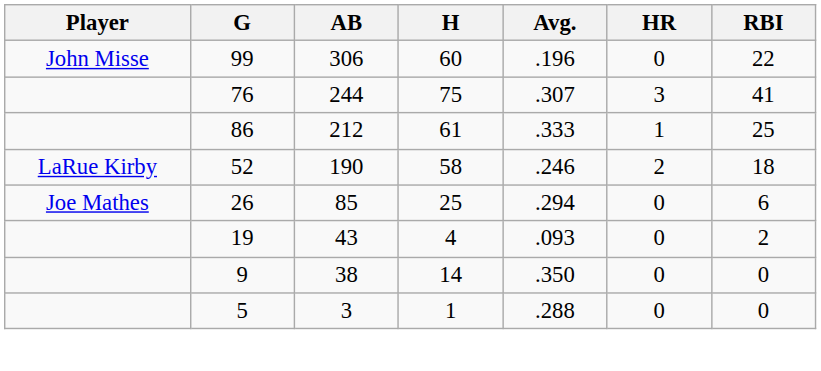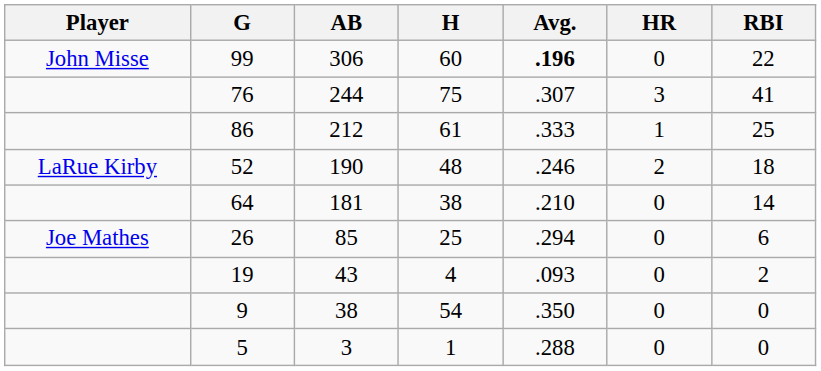(555, 58) normal -> (555, 58) bold
(451, 166) 58 -> (451, 166) 48
+ row: (242, 202)
(451, 274) 14 -> (451, 310) 54
